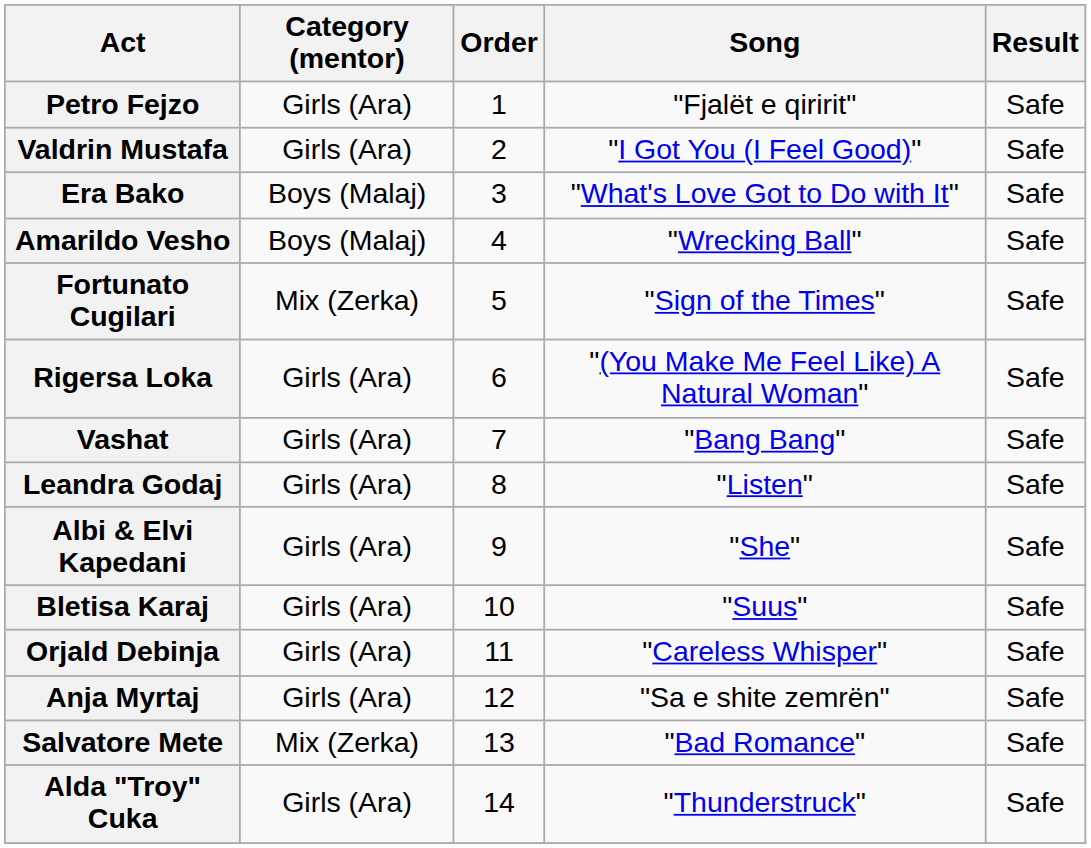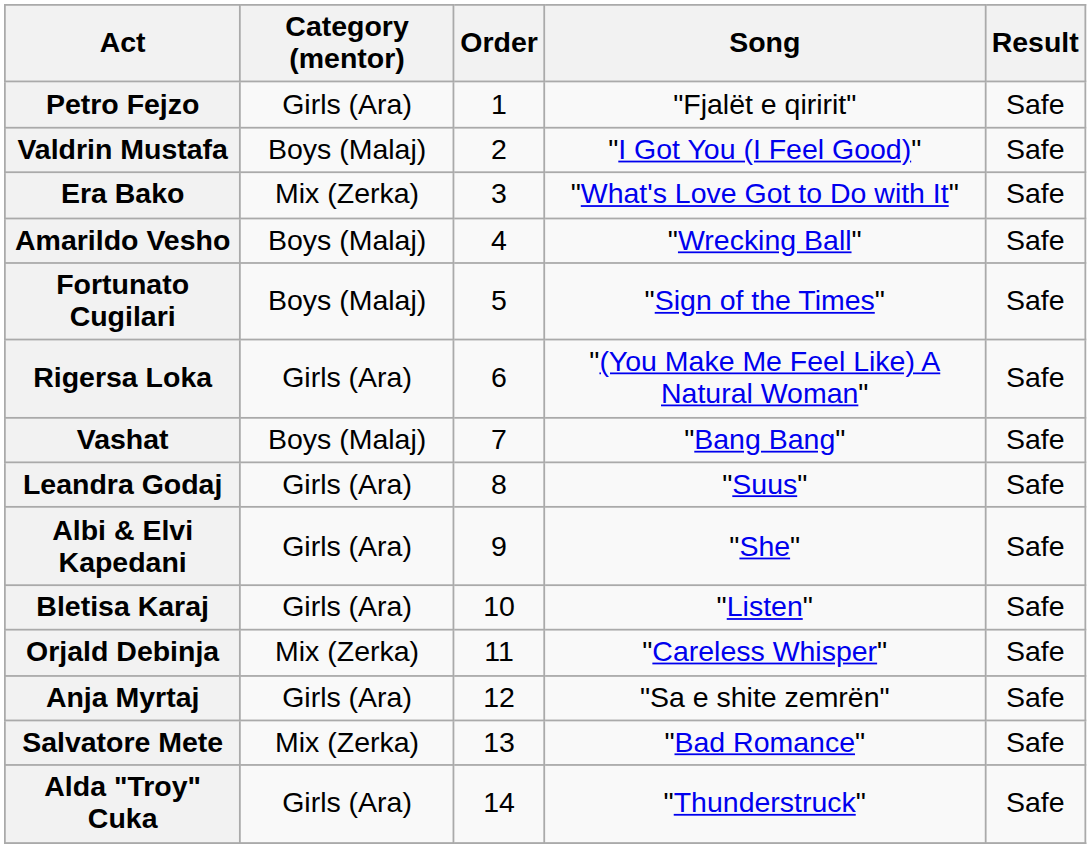(347, 149) Girls (Ara) -> (347, 149) Boys (Malaj)
(347, 194) Boys (Malaj) -> (347, 194) Mix (Zerka)
(347, 300) Mix (Zerka) -> (347, 300) Boys (Malaj)
(347, 439) Girls (Ara) -> (347, 439) Boys (Malaj)
(765, 484) "Listen" -> (765, 484) "Suus"
(765, 606) "Suus" -> (765, 606) "Listen"
(347, 652) Girls (Ara) -> (347, 652) Mix (Zerka)
